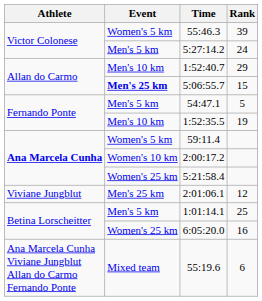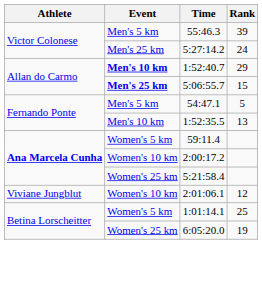(140, 31) Women's 5 km -> (133, 31) Men's 5 km
(133, 50) Men's 5 km -> (136, 50) Men's 25 km
(136, 68) normal -> (137, 68) bold
(242, 122) 19 -> (242, 122) 13
(136, 194) Men's 25 km -> (142, 194) Women's 10 km
(133, 212) Men's 5 km -> (140, 212) Women's 5 km
(242, 230) 16 -> (242, 230) 19
- row: (204, 267)
